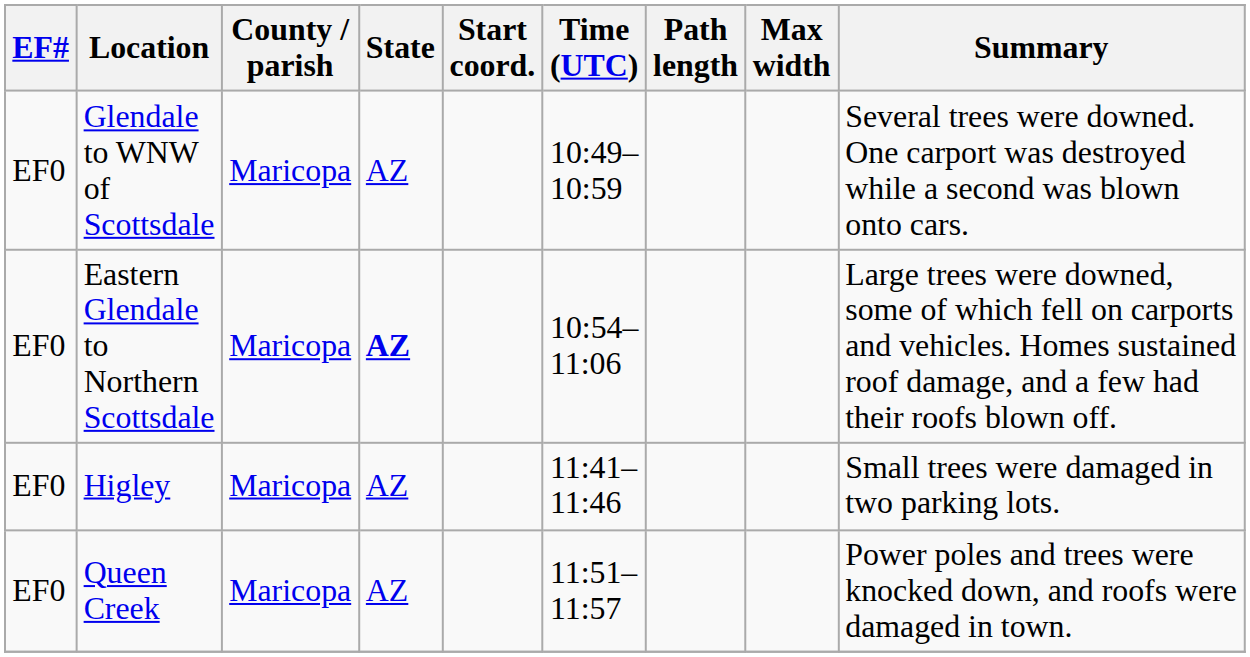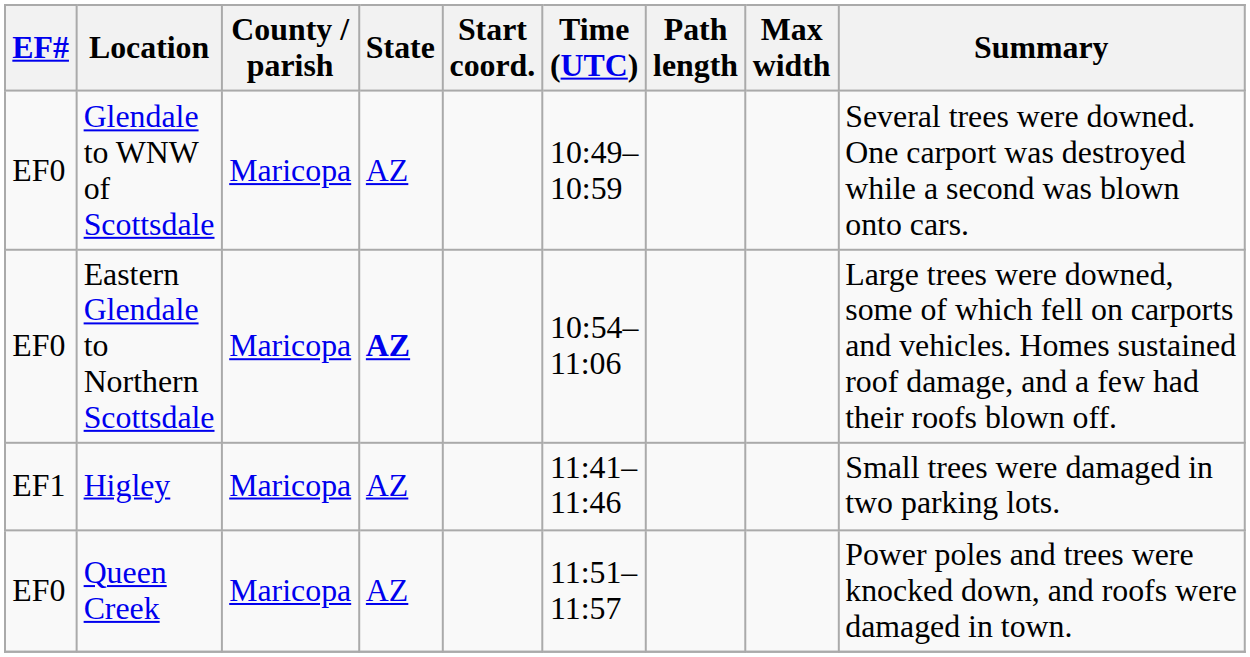(39, 485) EF0 -> (39, 485) EF1
